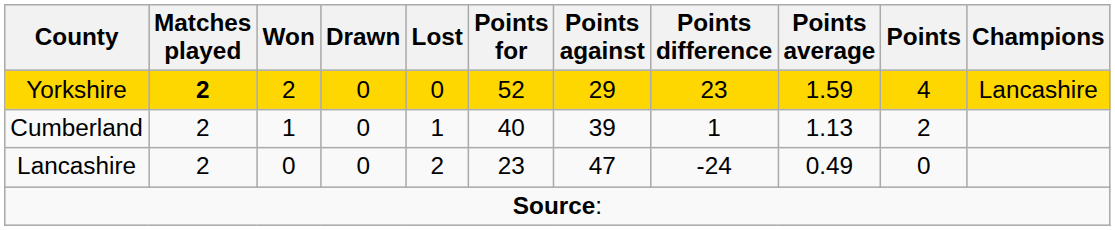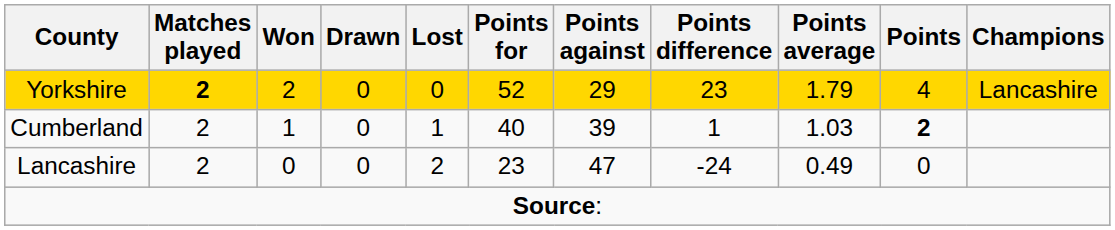(829, 89) 1.59 -> (829, 89) 1.79
(829, 128) 1.13 -> (829, 128) 1.03
(924, 128) normal -> (924, 128) bold
